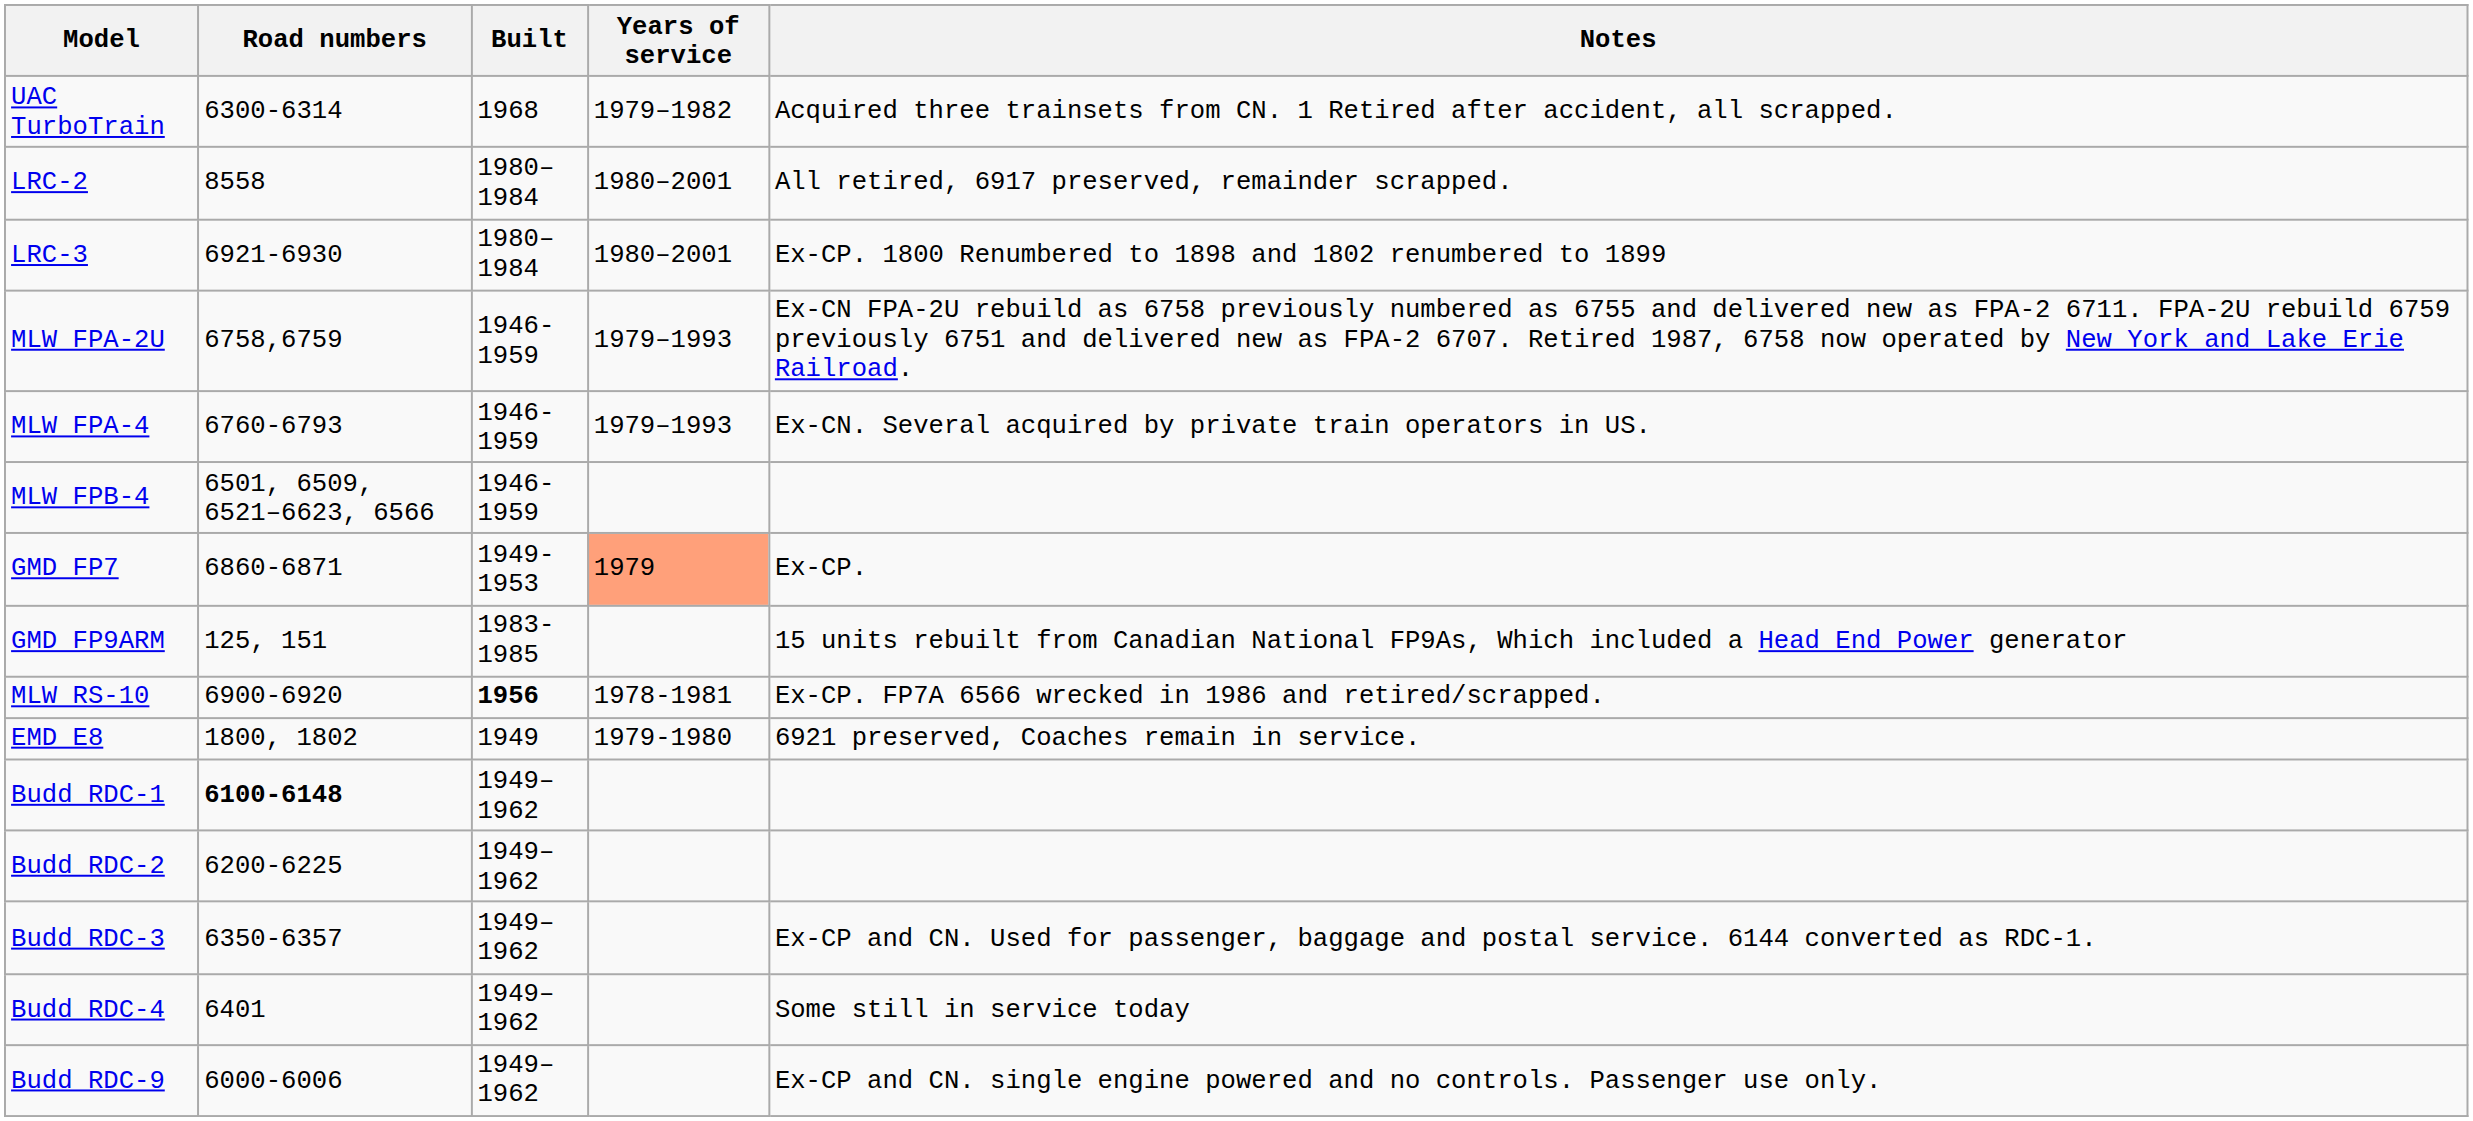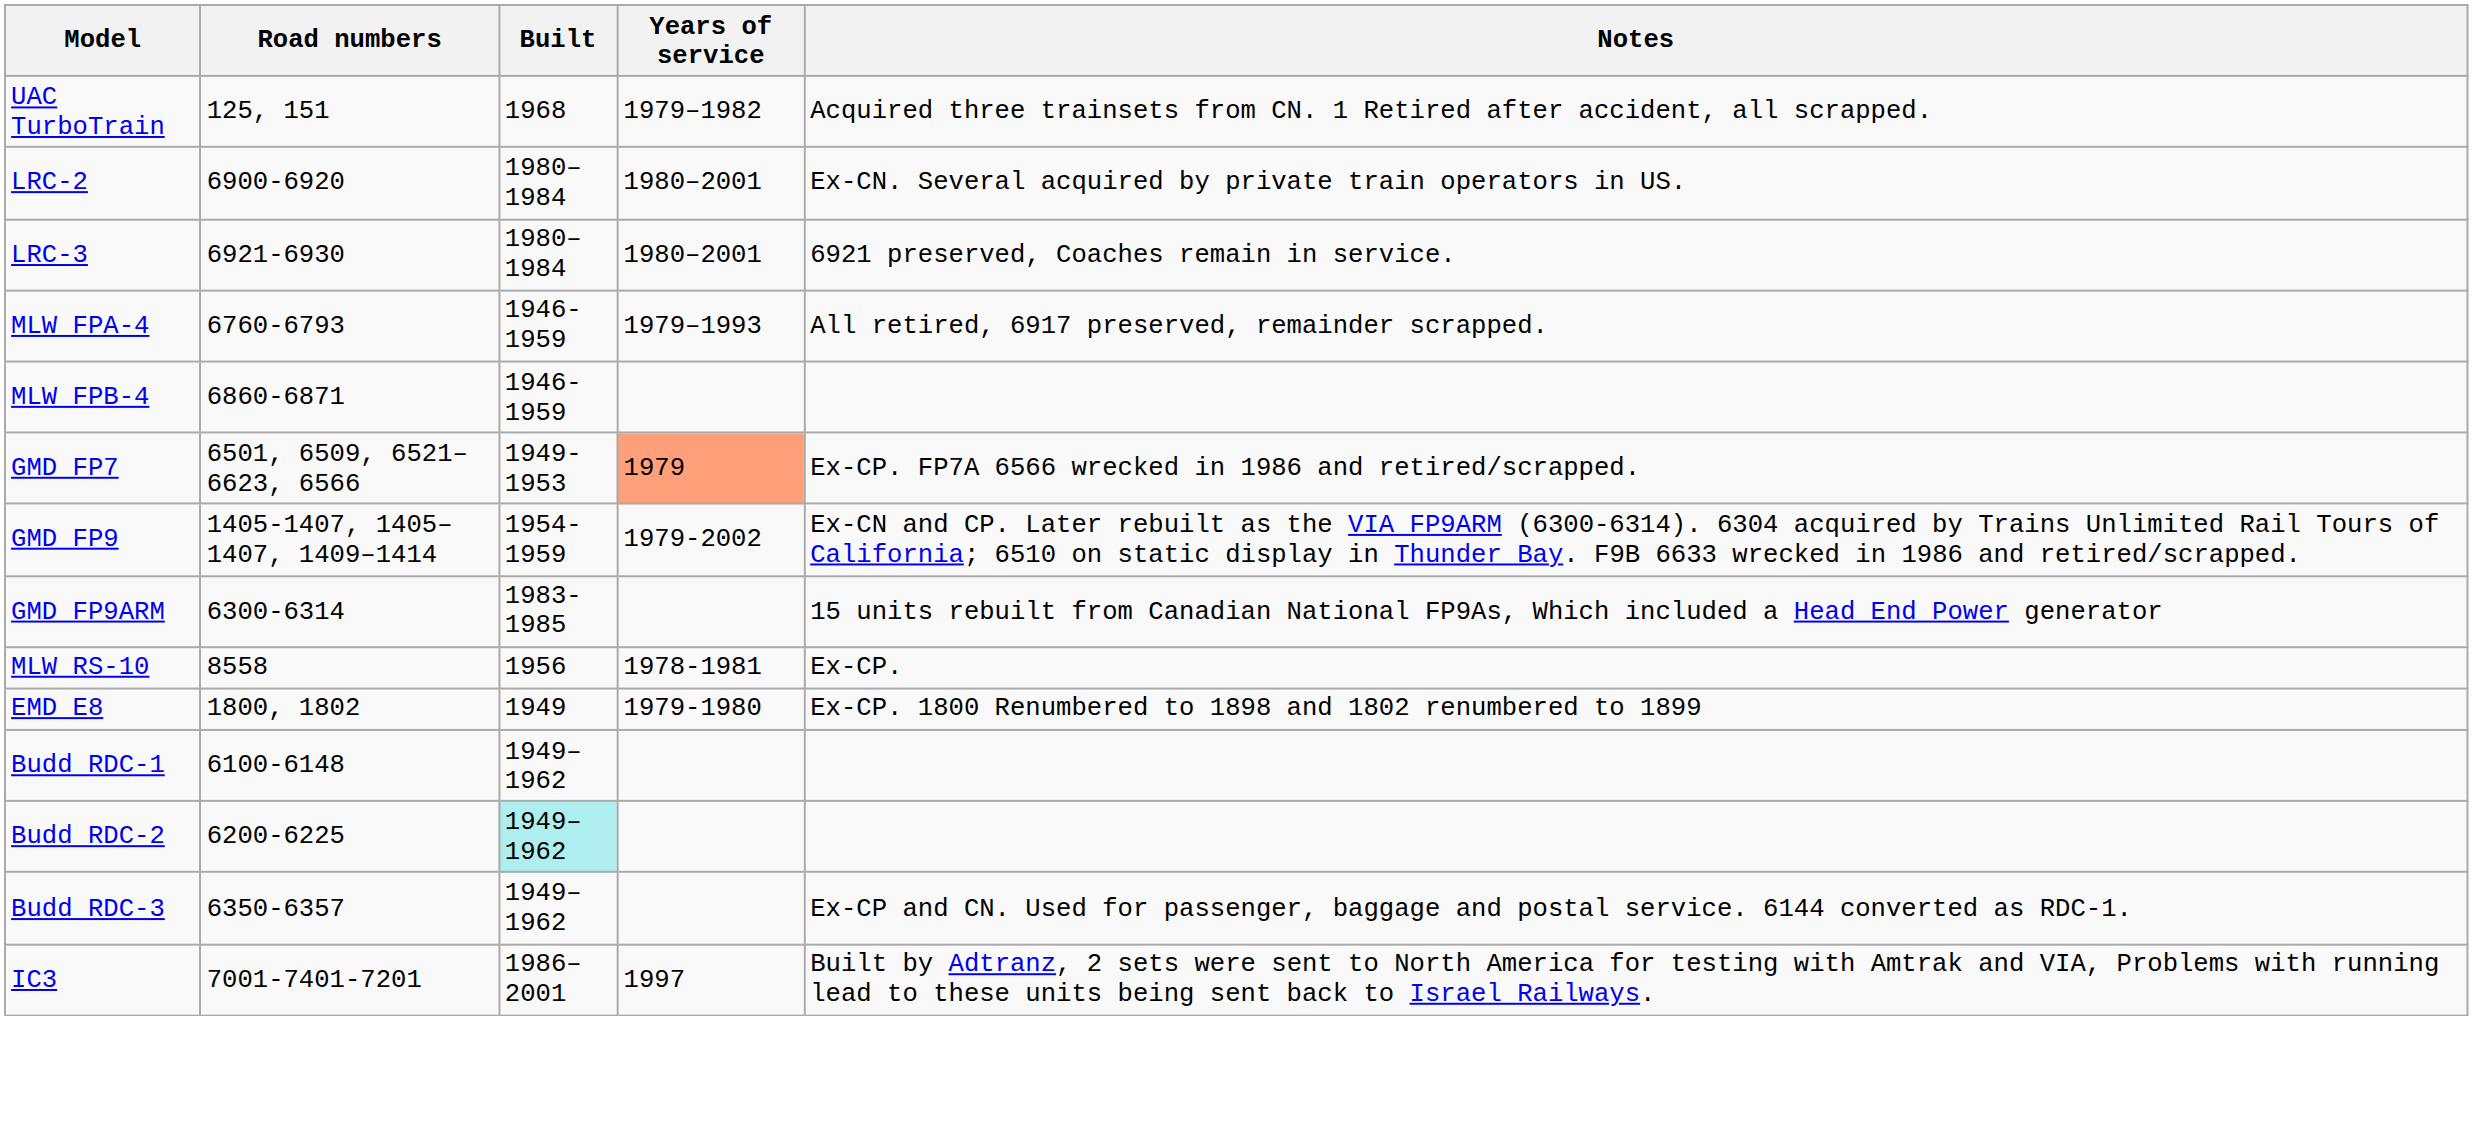(273, 112) 6300-6314 -> (268, 112) 125, 151
(235, 183) 8558 -> (276, 183) 6900-6920
(1144, 183) All retired, 6917 preserved, remainder scrapped. -> (1248, 183) Ex-CN. Several acquired by private train operators in US.
(1221, 254) Ex-CP. 1800 Renumbered to 1898 and 1802 renumbered to 1899 -> (1133, 254) 6921 preserved, Coaches remain in service.
- row: (88, 341)
(1213, 427) Ex-CN. Several acquired by private train operators in US. -> (1179, 326) All retired, 6917 preserved, remainder scrapped.
(319, 498) 6501, 6509, 6521–6623, 6566 -> (276, 397) 6860-6871
(273, 569) 6860-6871 -> (337, 468) 6501, 6509, 6521–6623, 6566
(821, 569) Ex-CP. -> (1225, 468) Ex-CP. FP7A 6566 wrecked in 1986 and retired/scrapped.
+ row: (65, 540)
(266, 640) 125, 151 -> (276, 611) 6300-6314
(273, 697) 6900-6920 -> (237, 667) 8558
(508, 697) bold -> (536, 667) normal
(1190, 697) Ex-CP. FP7A 6566 wrecked in 1986 and retired/scrapped. -> (856, 667) Ex-CP.
(1098, 739) 6921 preserved, Coaches remain in service. -> (1256, 709) Ex-CP. 1800 Renumbered to 1898 and 1802 renumbered to 1899
(273, 795) bold -> (276, 766) normal
(516, 867) no background -> (543, 837) paleturquoise background
- row: (88, 1009)
- row: (88, 1080)
+ row: (34, 980)
